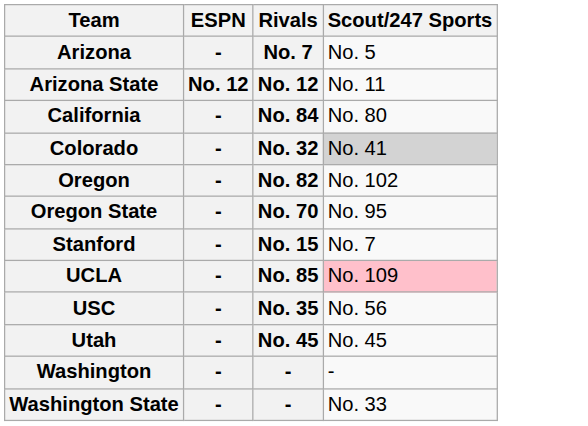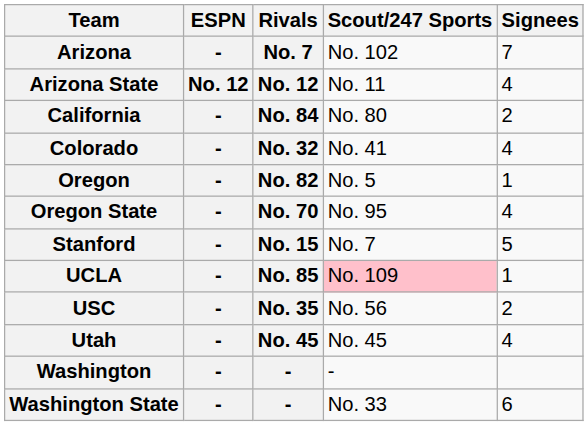+ column: (540, 20)
(352, 52) No. 5 -> (363, 52) No. 102
(357, 148) lightgrey background -> (357, 148) no background
(363, 180) No. 102 -> (352, 180) No. 5
